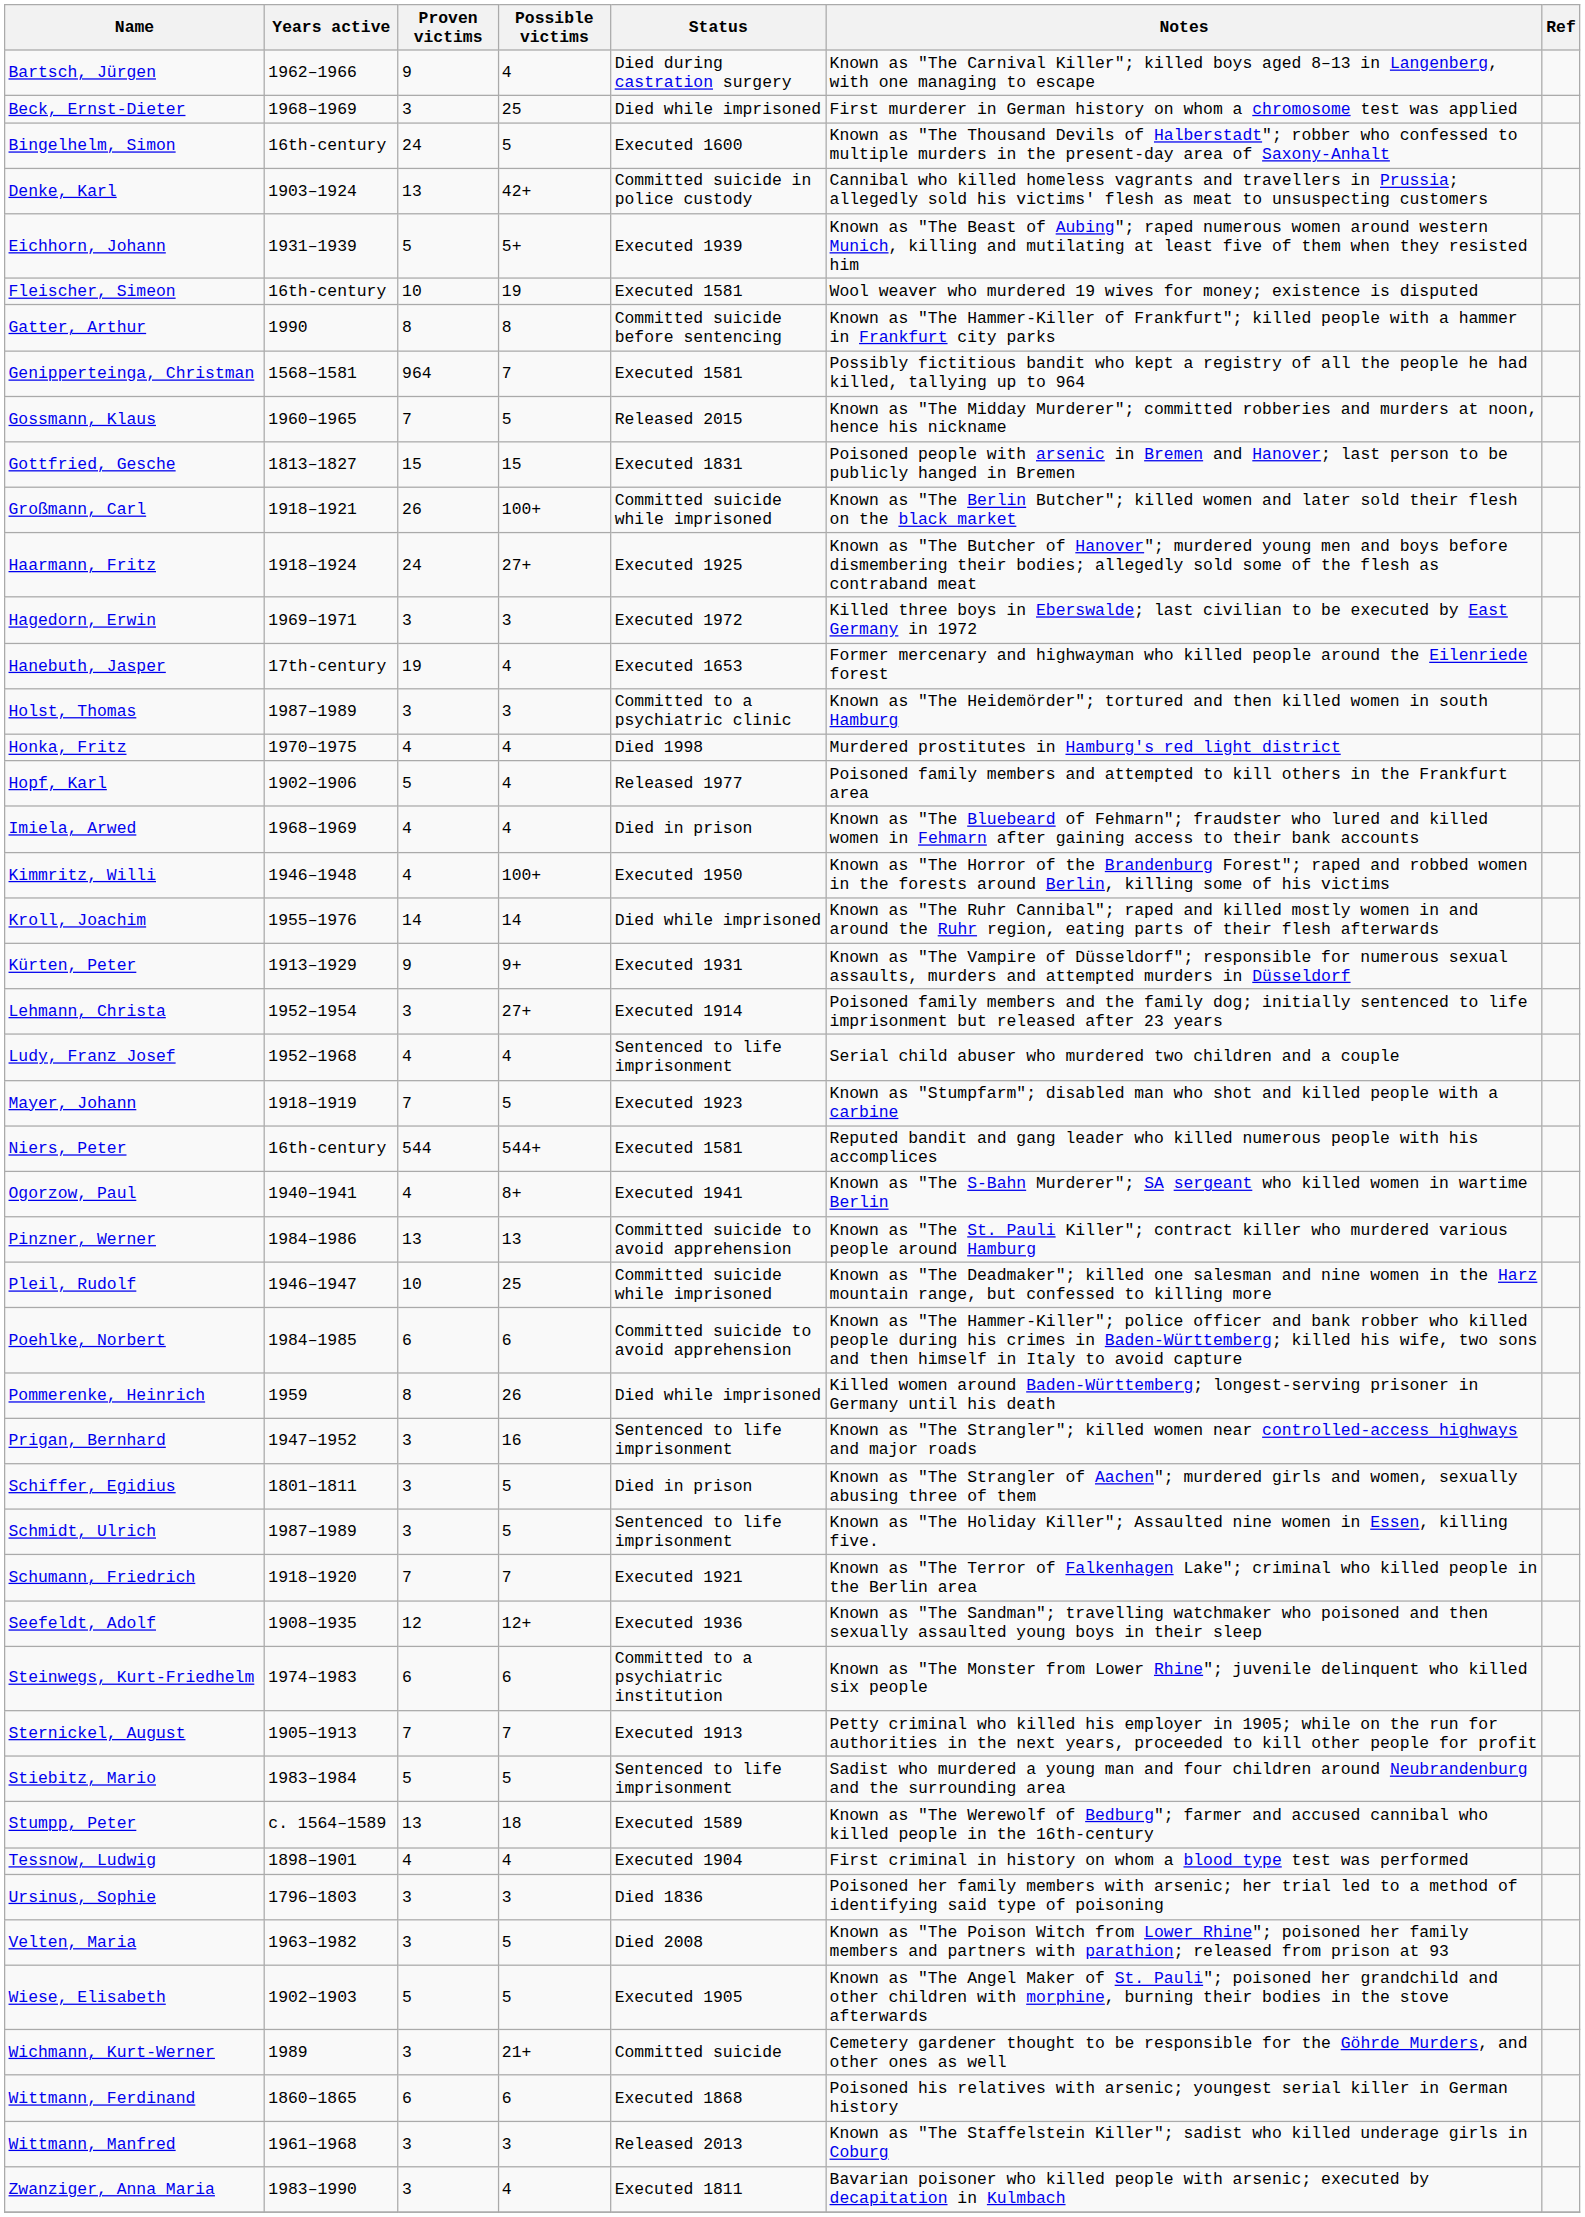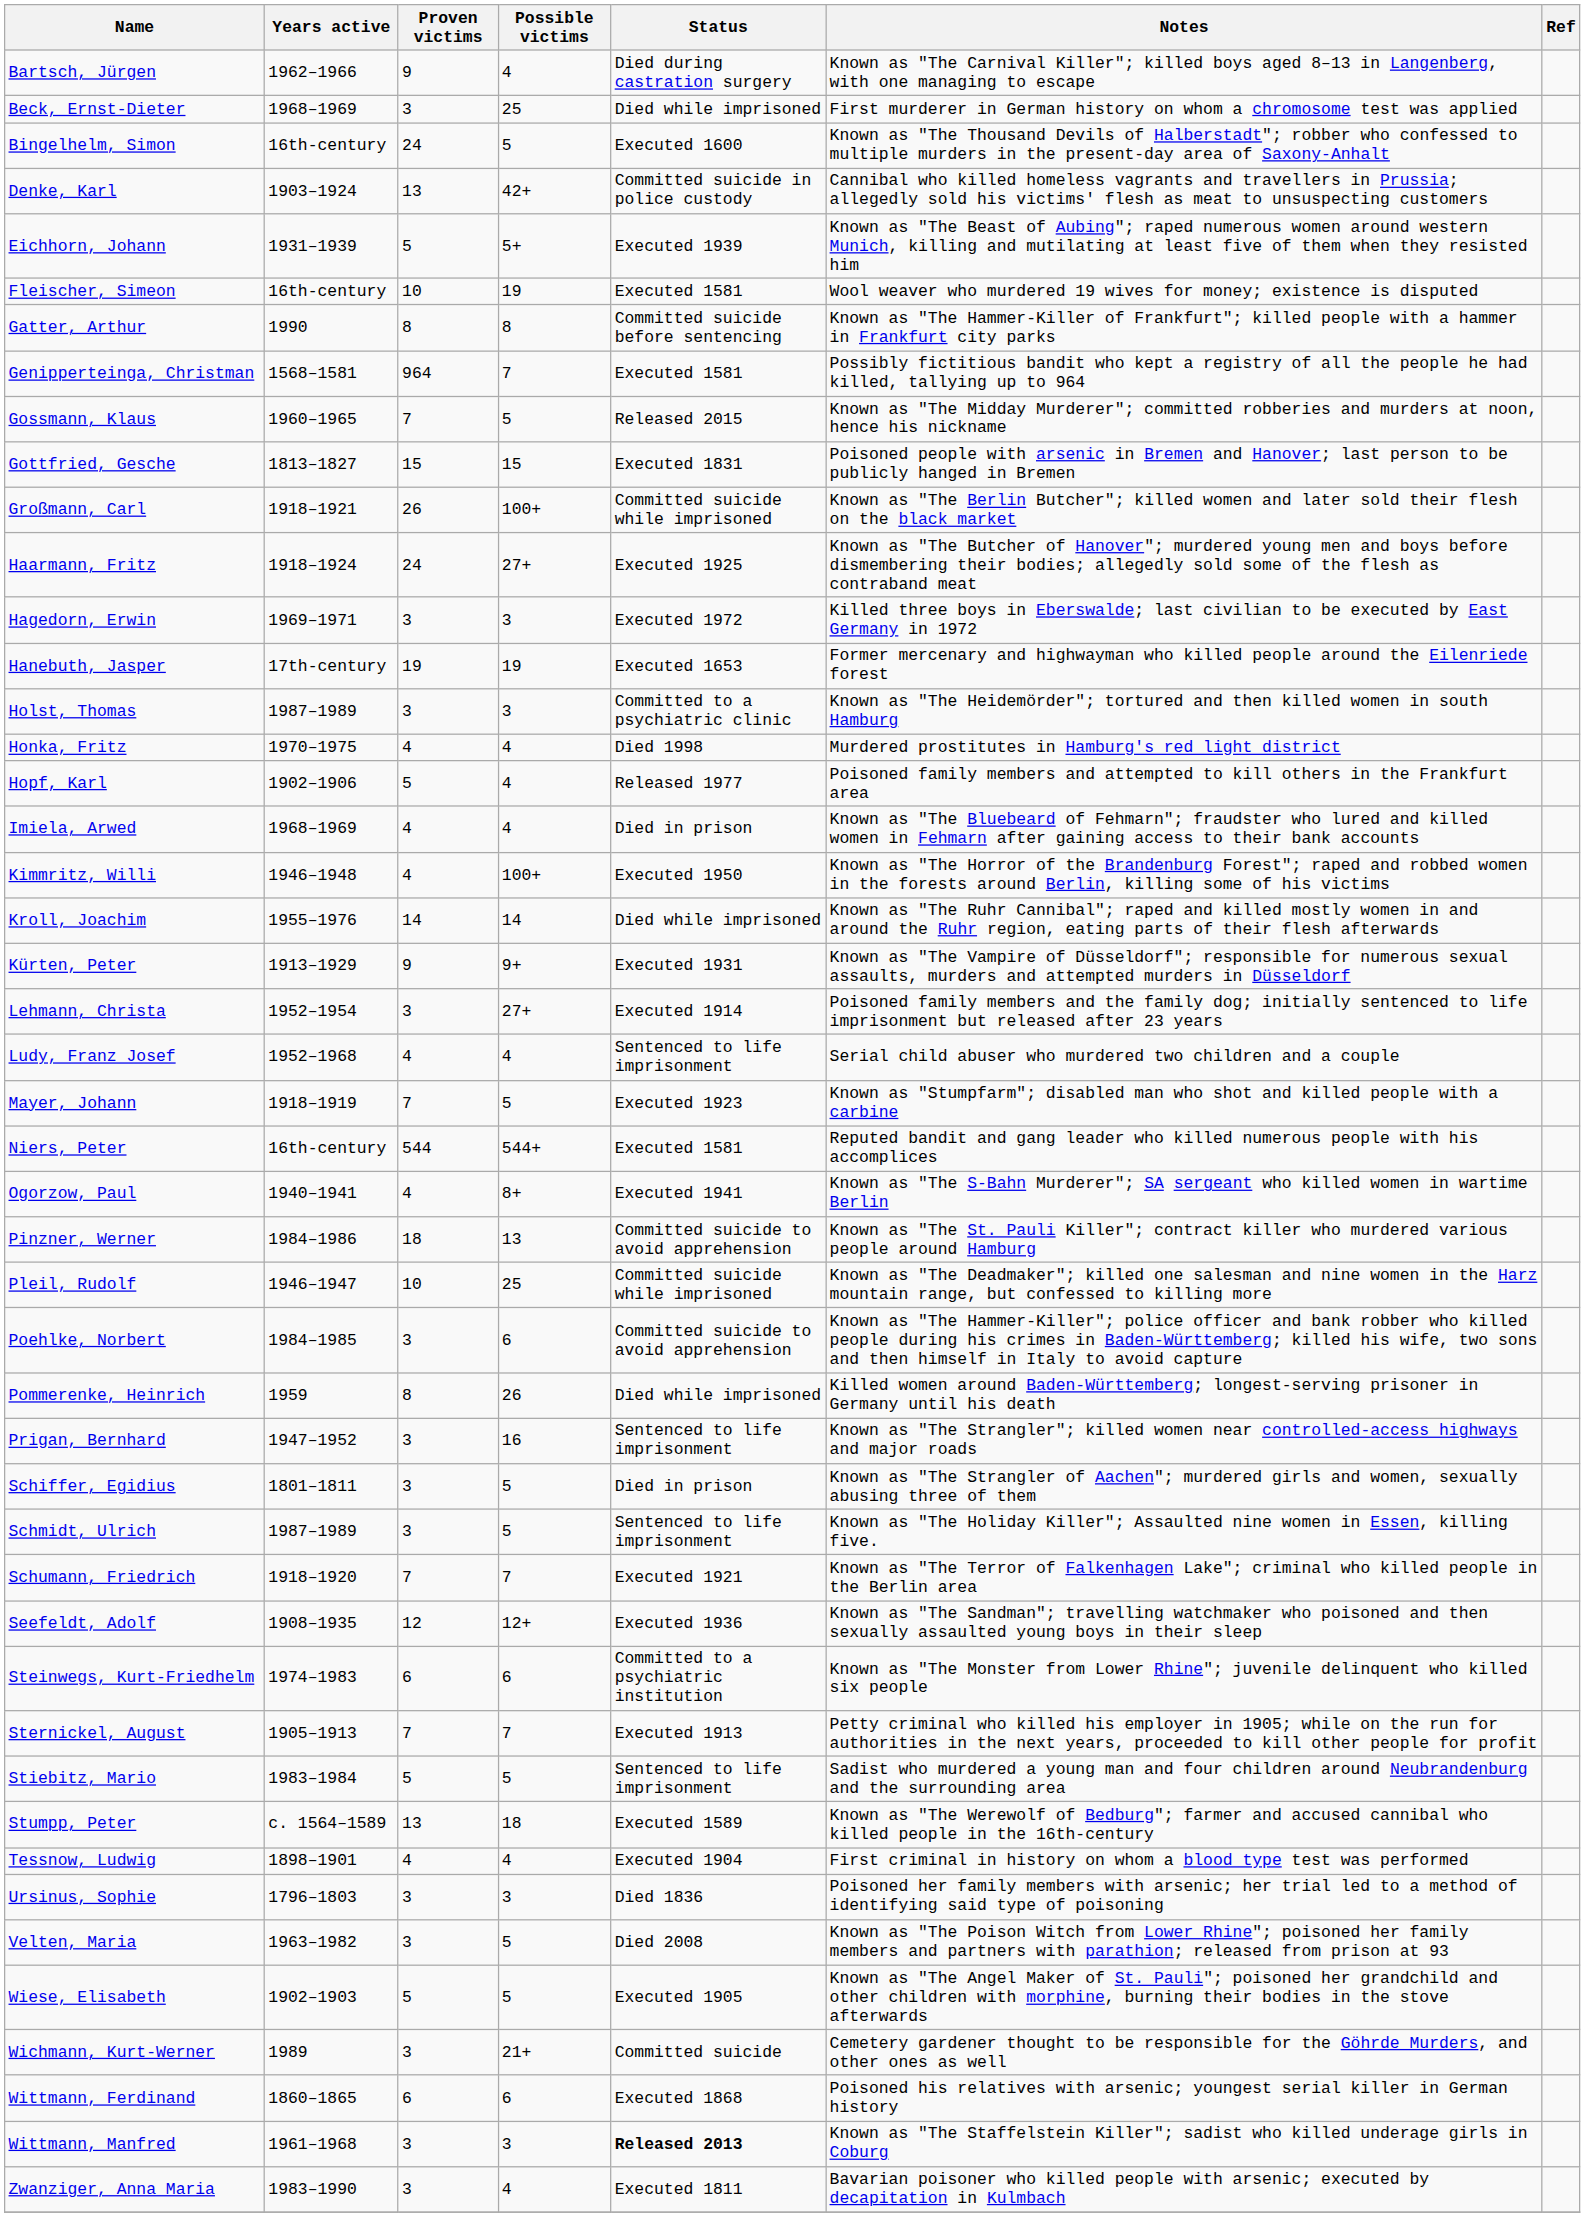(507, 666) 4 -> (512, 666) 19
(412, 1240) 13 -> (412, 1240) 18
(407, 1340) 6 -> (407, 1340) 3
(679, 2144) normal -> (679, 2144) bold
